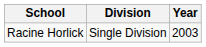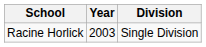columns swapped: (185, 13) <-> (128, 13)
